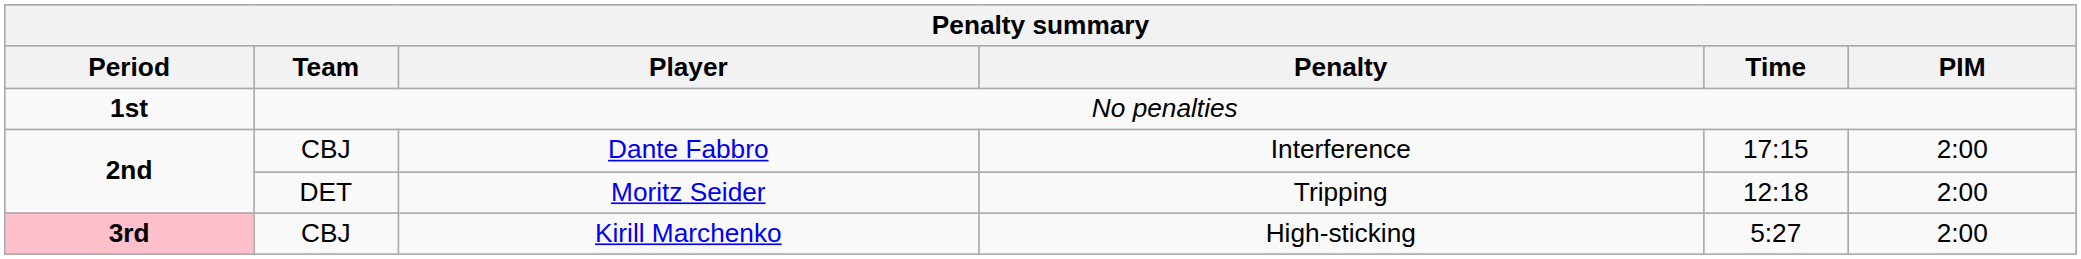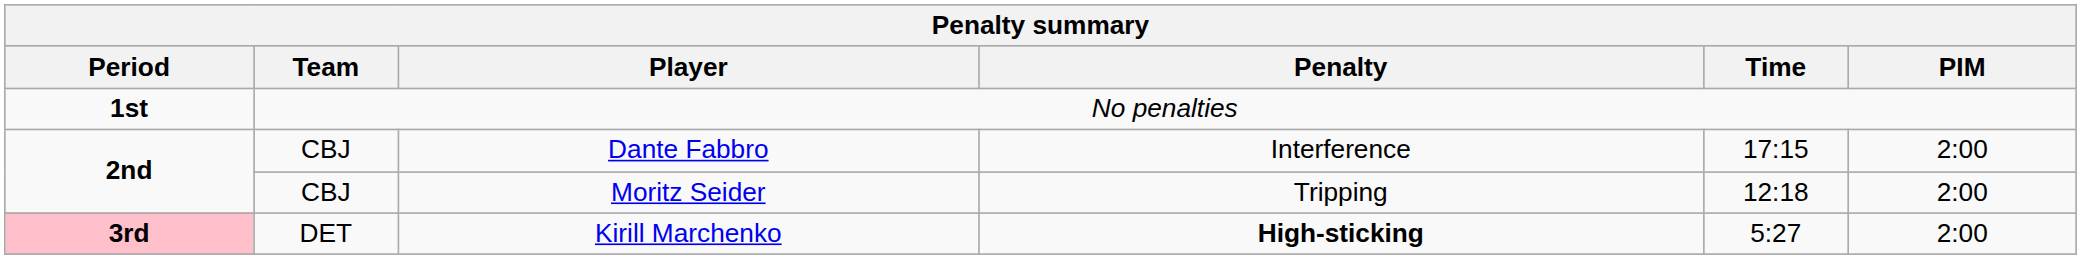(326, 191) DET -> (326, 191) CBJ
(326, 233) CBJ -> (326, 233) DET
(1341, 233) normal -> (1341, 233) bold
